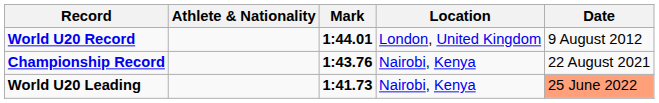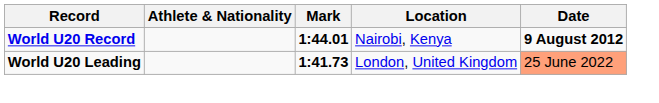(460, 39) London, United Kingdom -> (403, 39) Nairobi, Kenya
(595, 39) normal -> (574, 39) bold
- row: (86, 62)
(427, 86) Nairobi, Kenya -> (436, 62) London, United Kingdom
